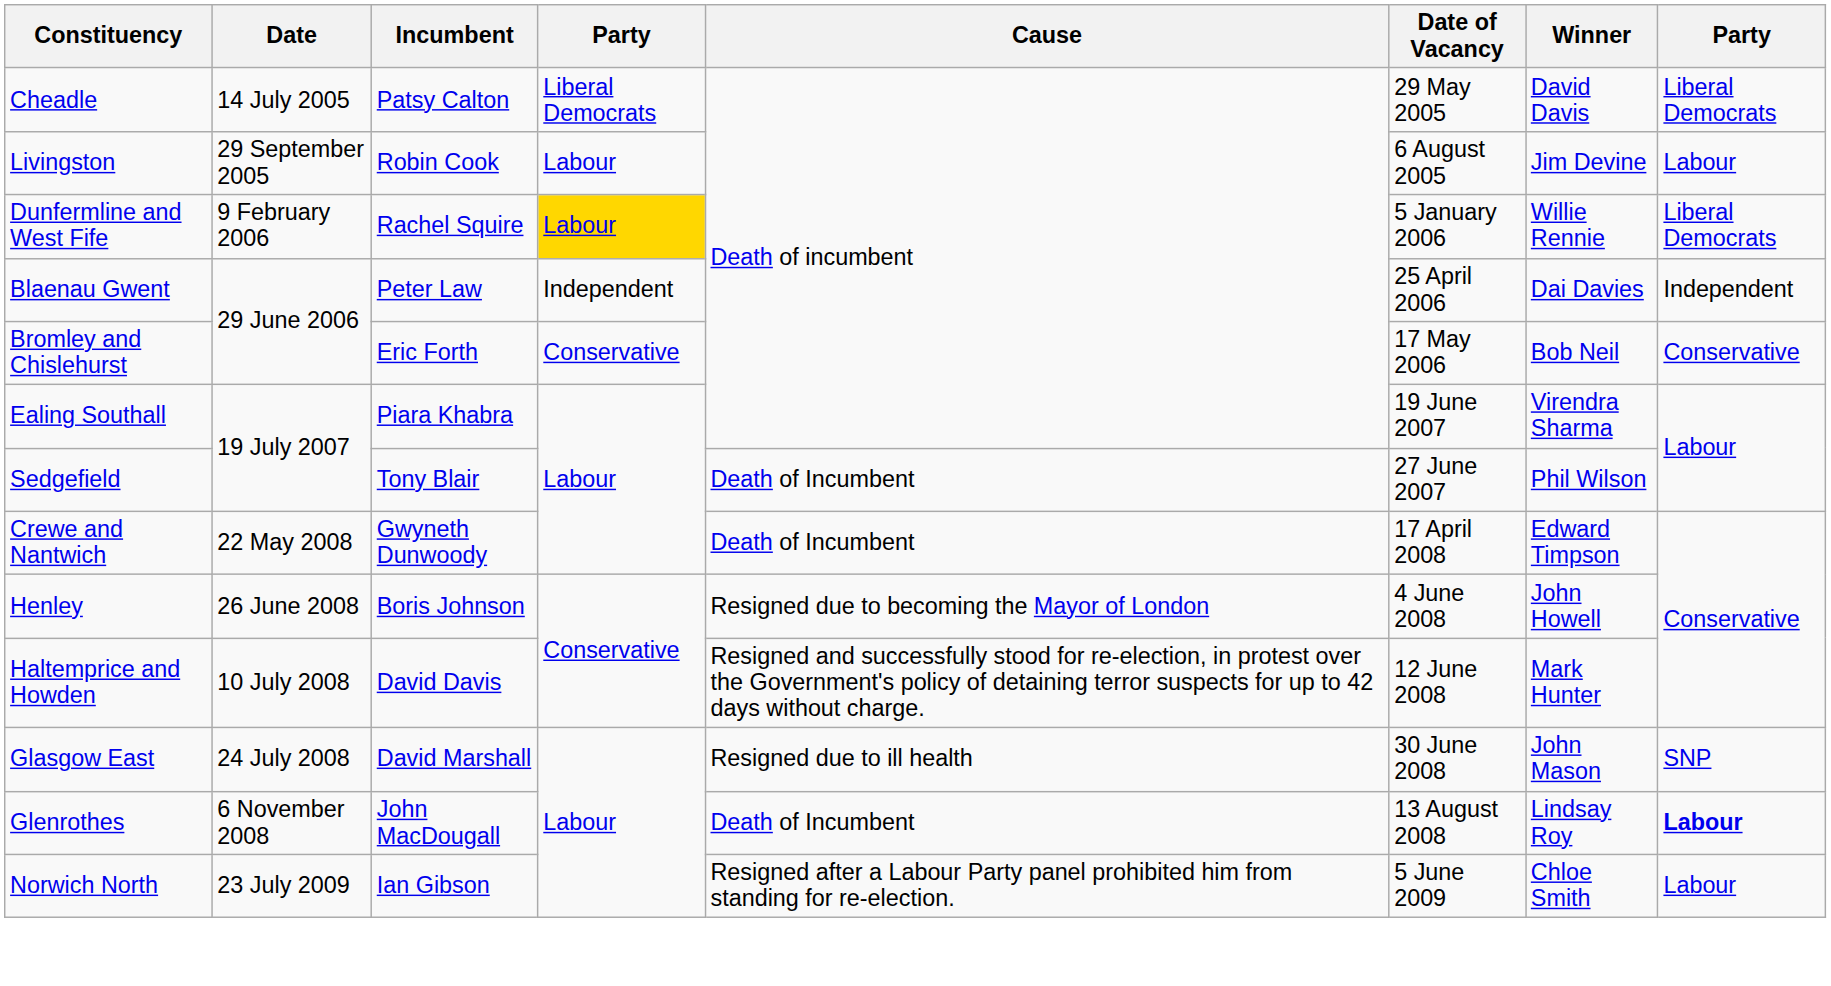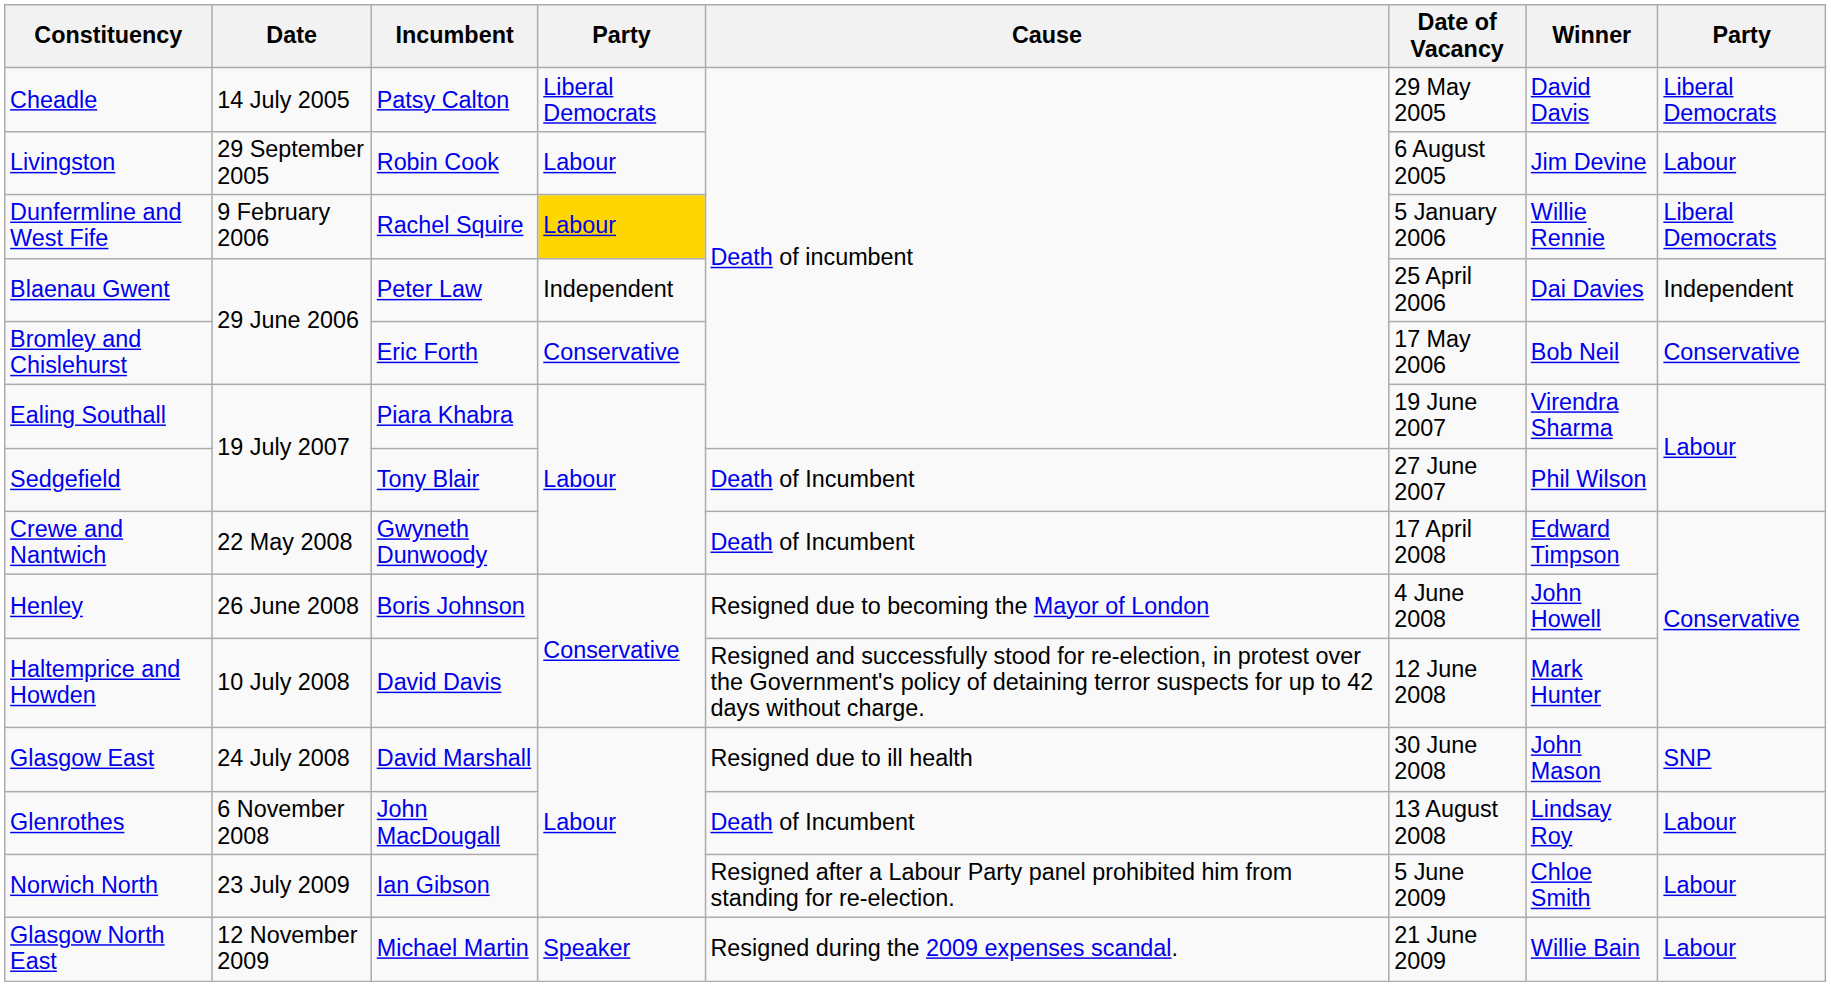(1703, 822) bold -> (1700, 822) normal
+ row: (87, 949)
